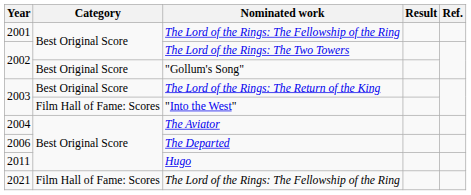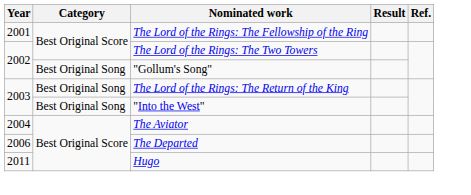(82, 69) Best Original Score -> (81, 69) Best Original Song
(82, 87) Best Original Score -> (81, 87) Best Original Song
(98, 106) Film Hall of Fame: Scores -> (81, 106) Best Original Song
- row: (19, 180)
